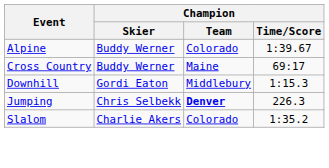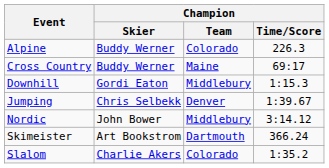(289, 48) 1:39.67 -> (289, 48) 226.3
(206, 101) bold -> (206, 101) normal
(289, 101) 226.3 -> (289, 101) 1:39.67
+ row: (26, 119)
+ row: (39, 136)
